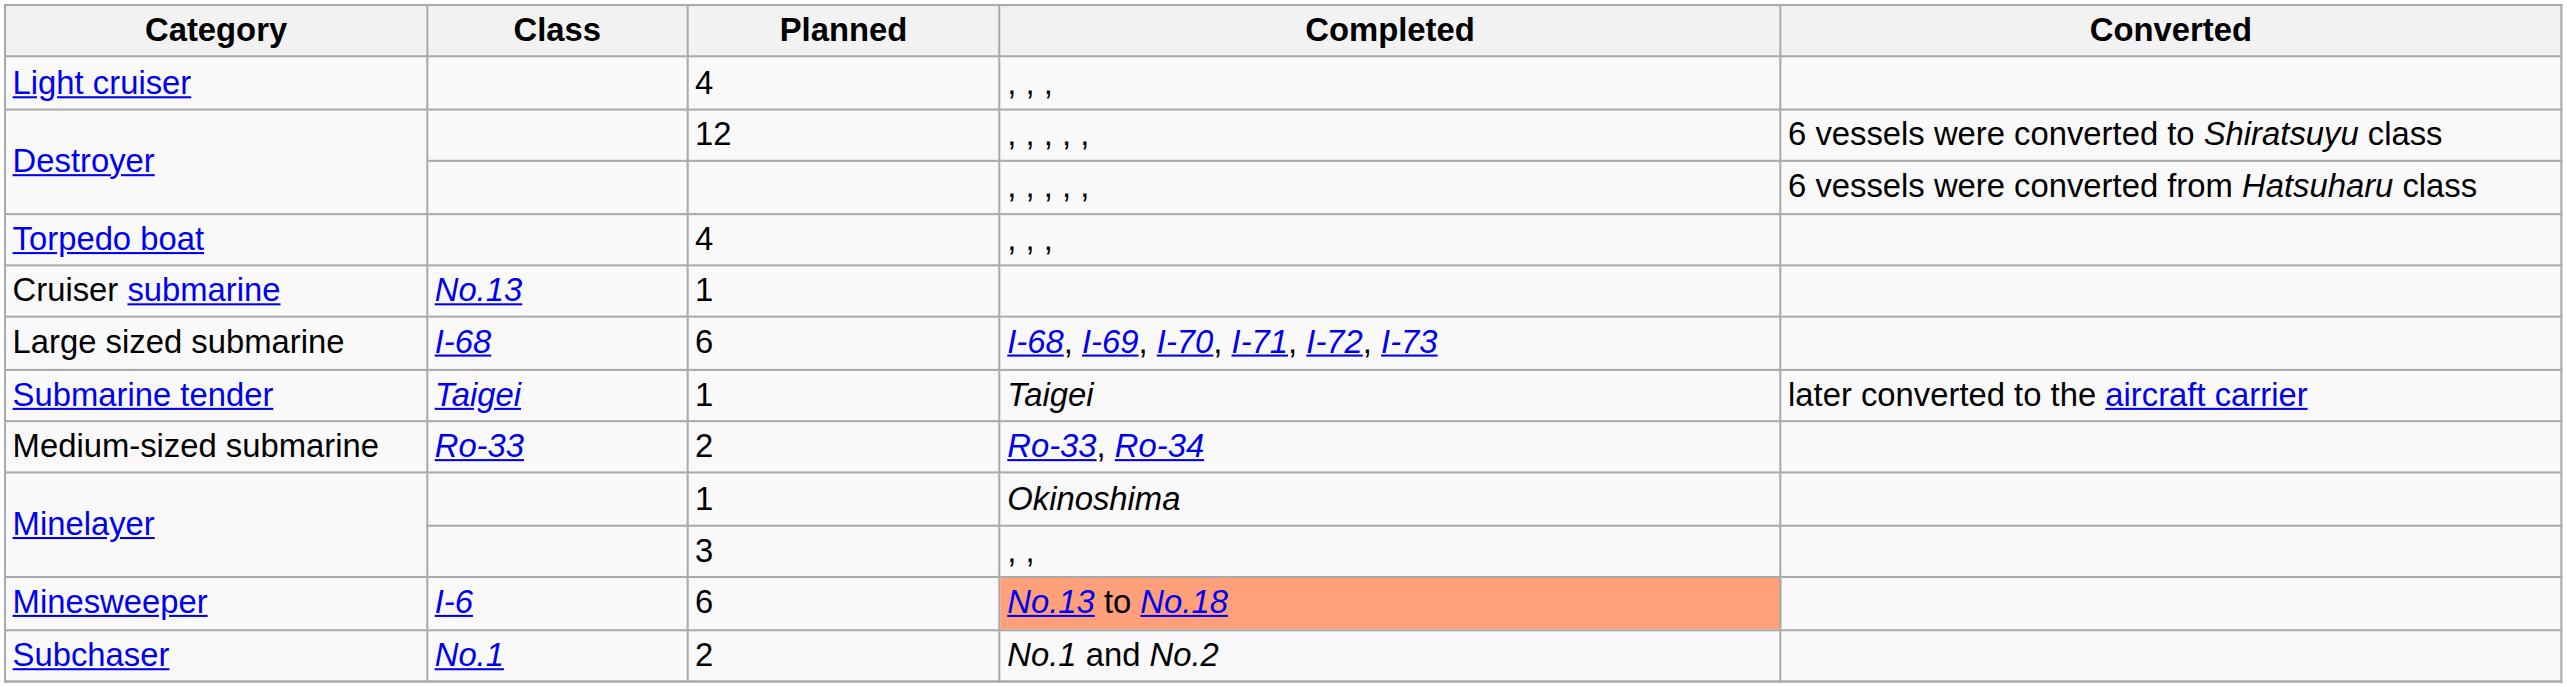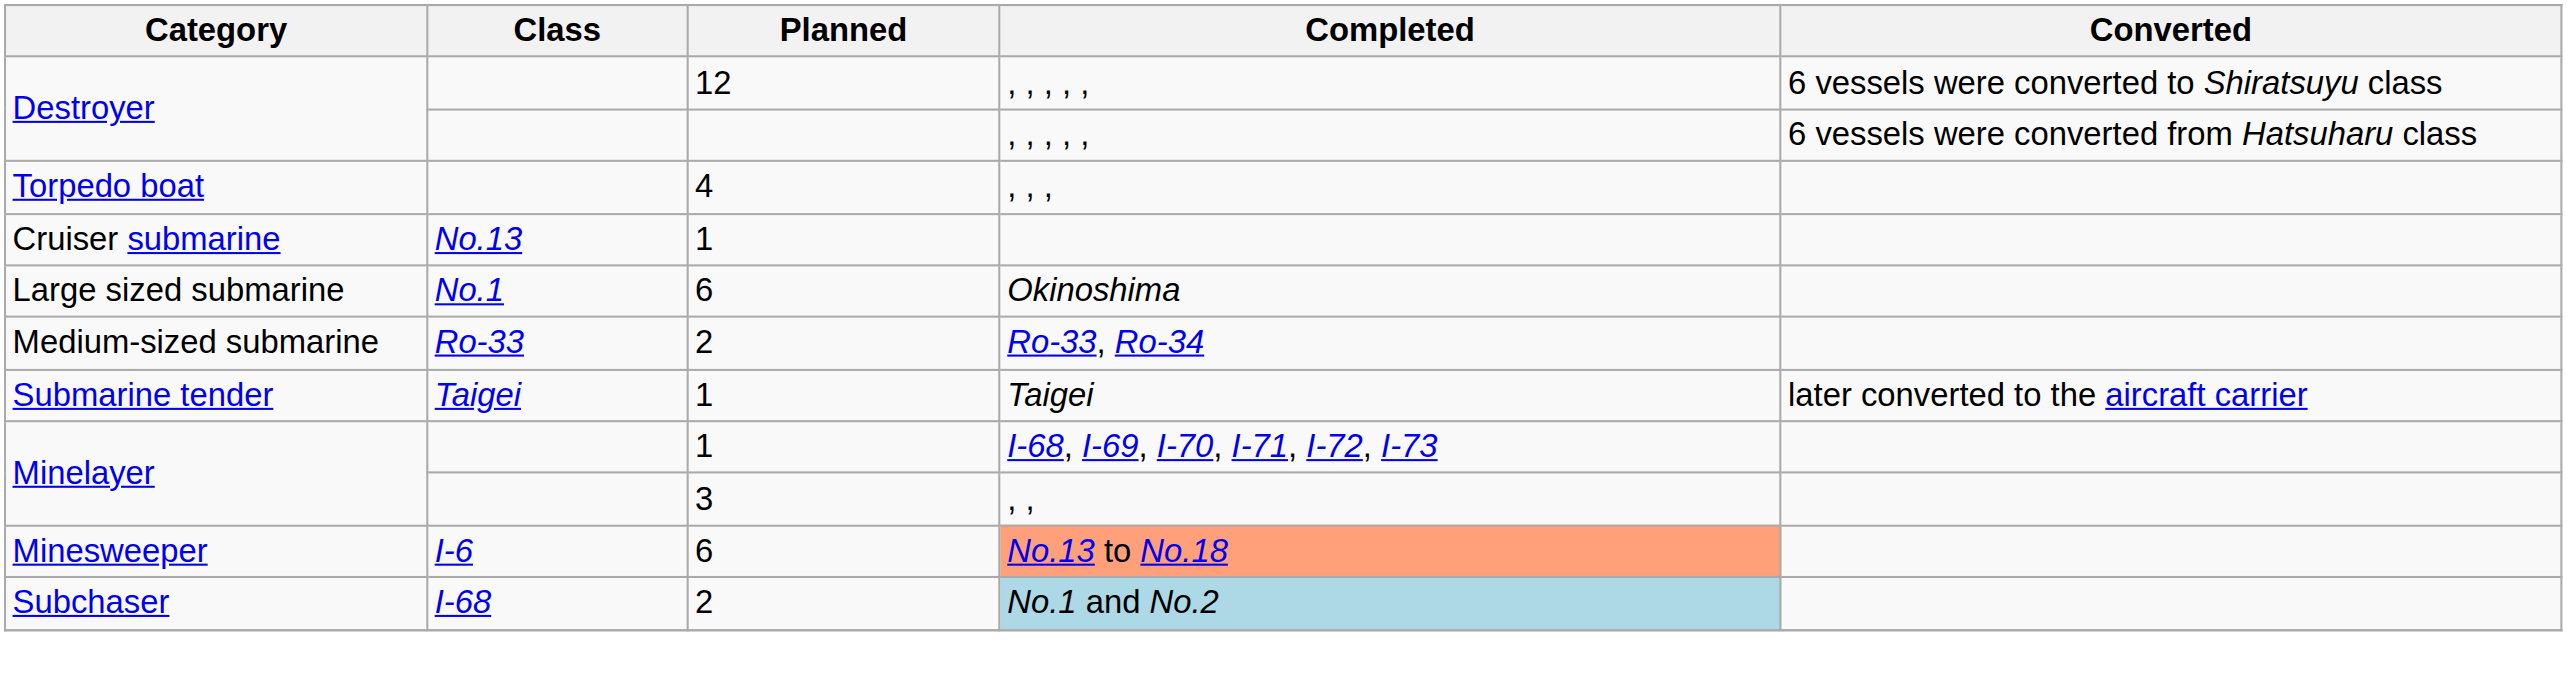- row: (102, 82)
(463, 342) I-68 -> (469, 290) No.1
(1222, 342) I-68, I-69, I-70, I-71, I-72, I-73 -> (1094, 290) Okinoshima
rows swapped: (196, 446) <-> (143, 394)
(1094, 498) Okinoshima -> (1222, 446) I-68, I-69, I-70, I-71, I-72, I-73
(469, 654) No.1 -> (463, 602) I-68
(1113, 654) no background -> (1113, 602) lightblue background
